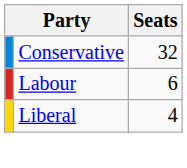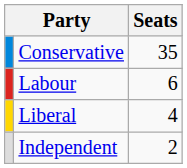(168, 52) 32 -> (168, 52) 35
+ row: (68, 147)
